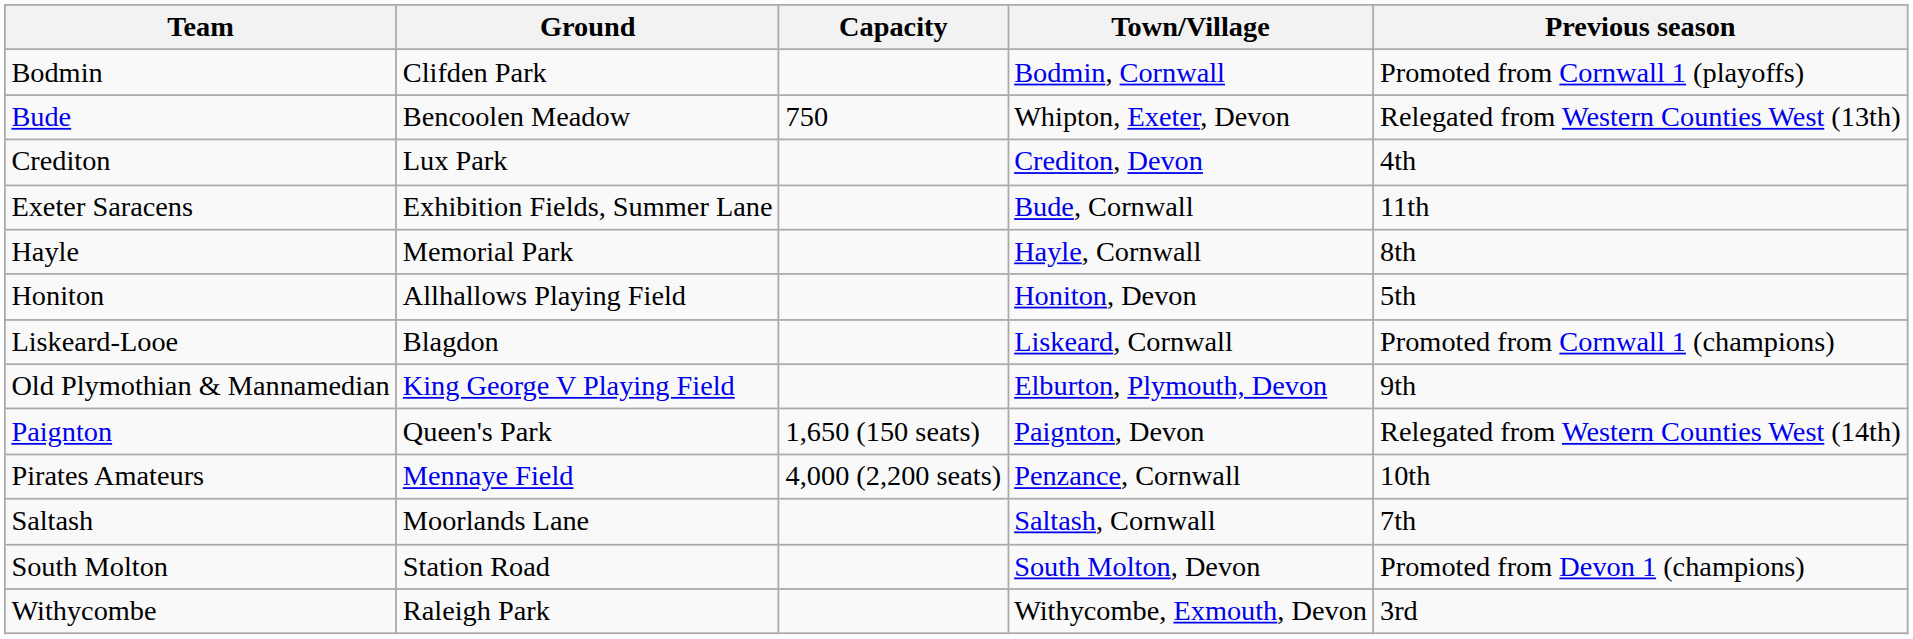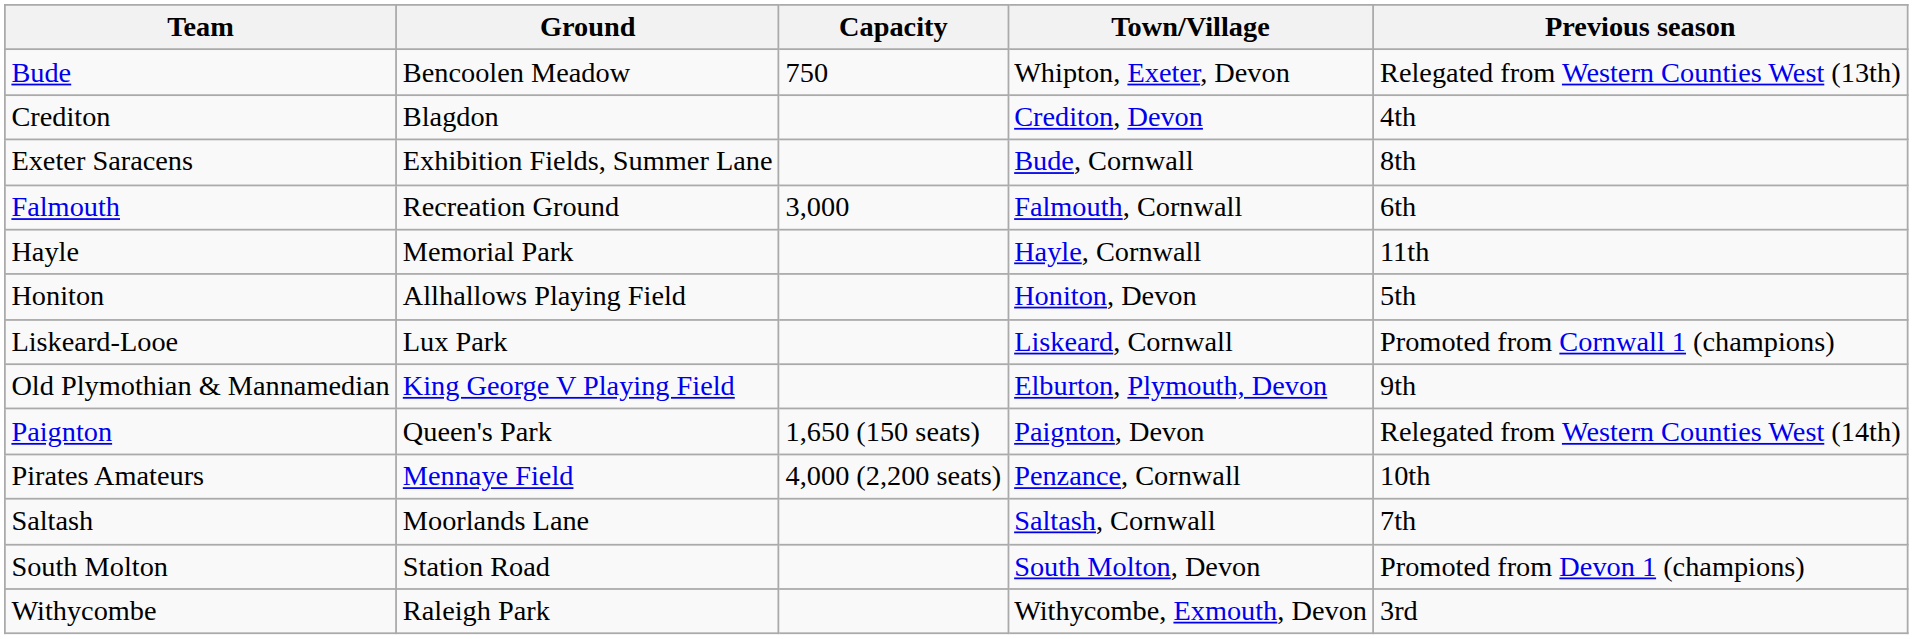- row: (57, 71)
(455, 161) Lux Park -> (451, 116) Blagdon
(1405, 206) 11th -> (1398, 161) 8th
+ row: (66, 206)
(1398, 251) 8th -> (1405, 251) 11th
(451, 341) Blagdon -> (455, 341) Lux Park
